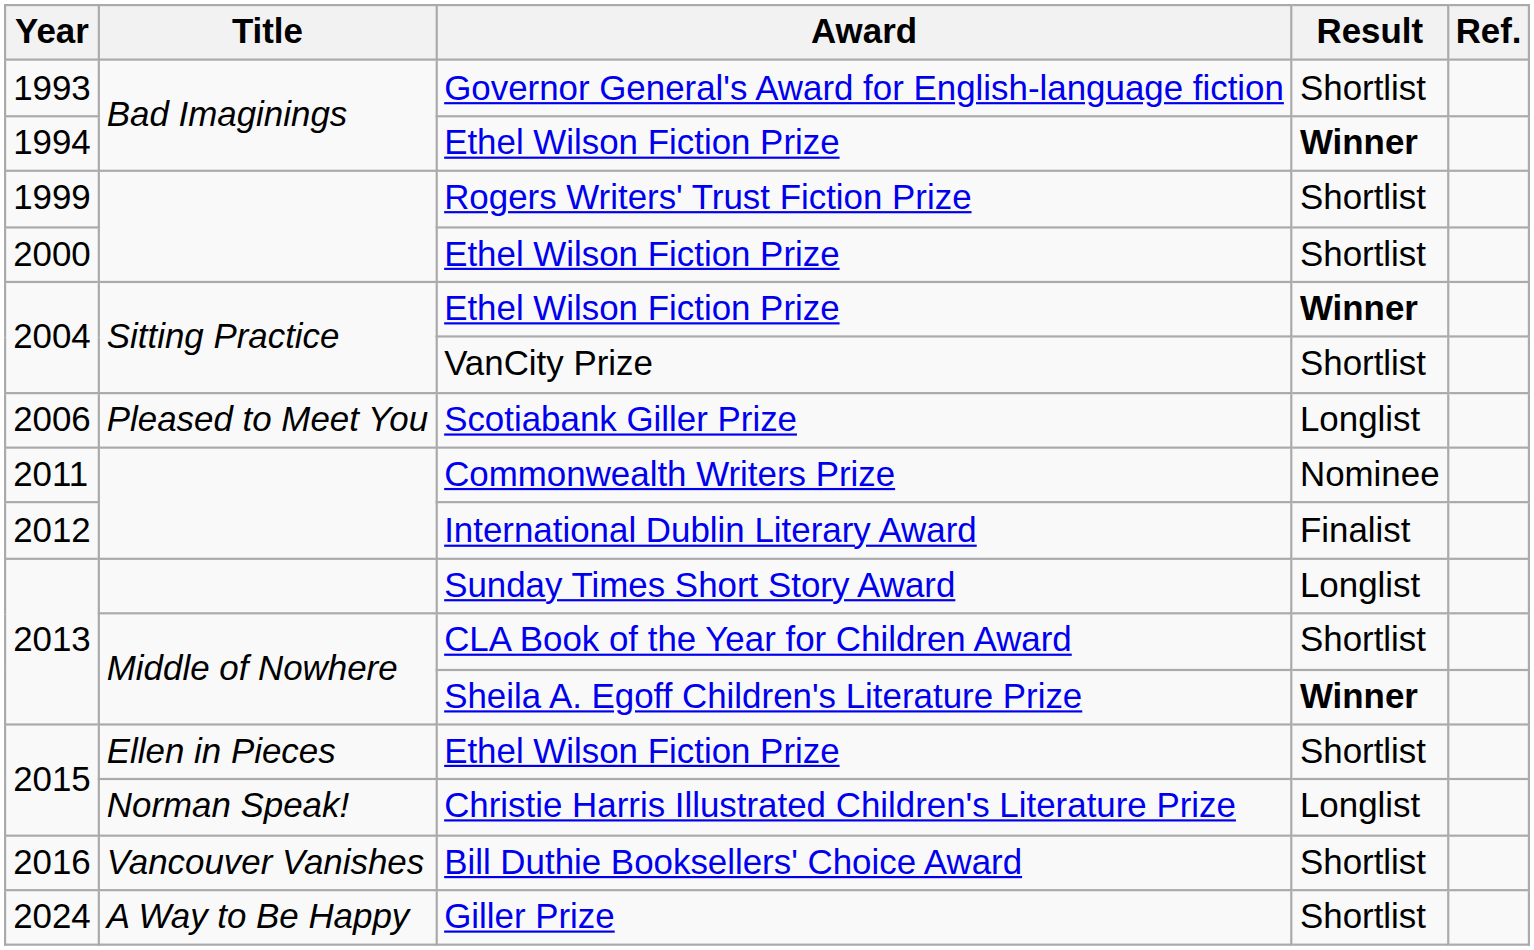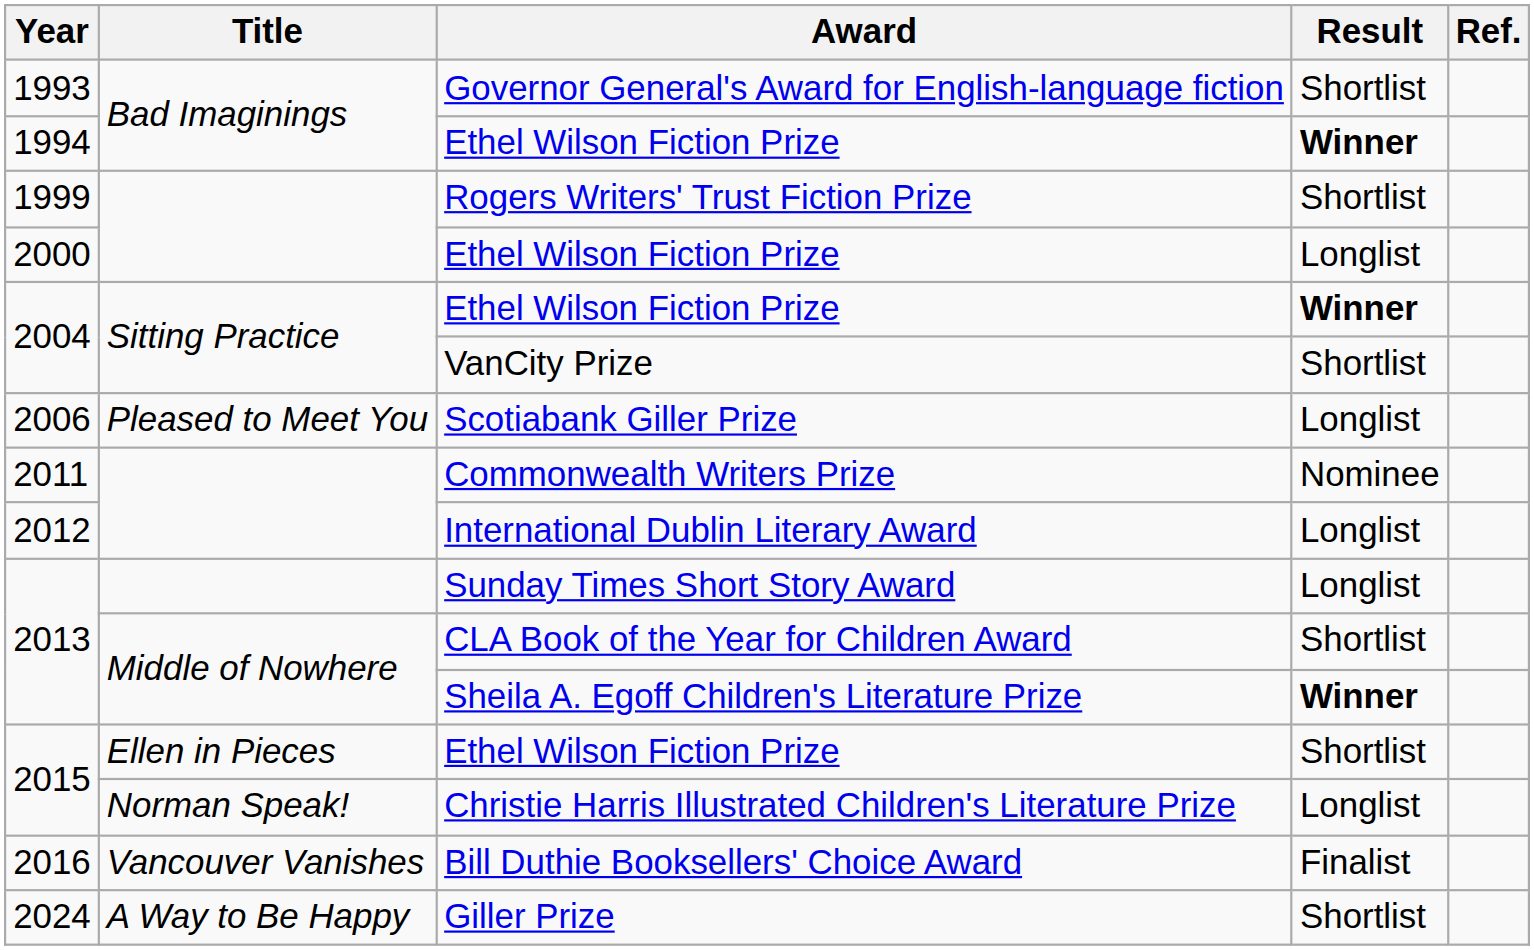(1363, 253) Shortlist -> (1360, 253) Longlist
(1355, 530) Finalist -> (1360, 530) Longlist
(1363, 861) Shortlist -> (1355, 861) Finalist
